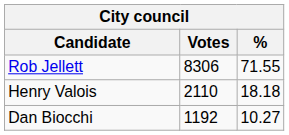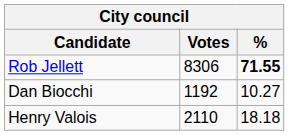(260, 67) normal -> (260, 67) bold
rows swapped: (52, 92) <-> (50, 117)
